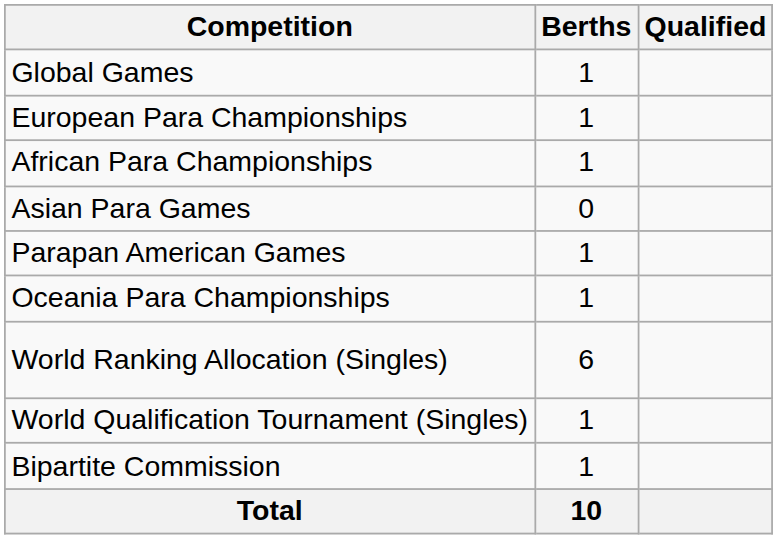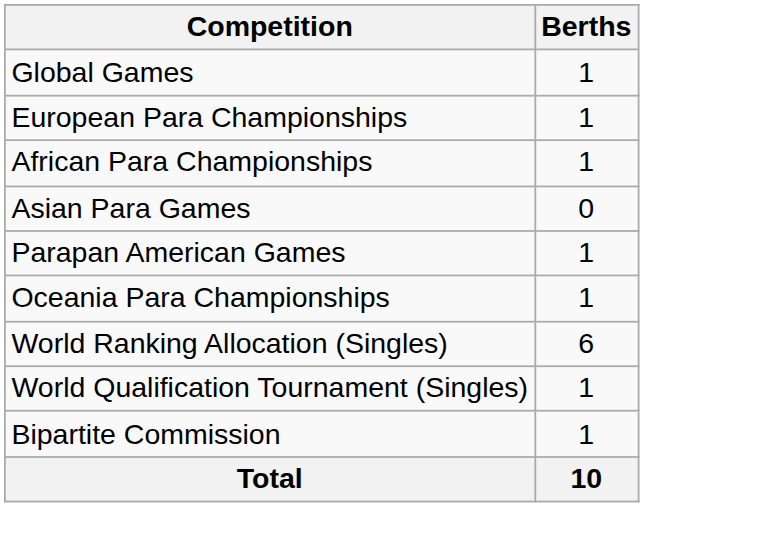- column: (705, 27)
